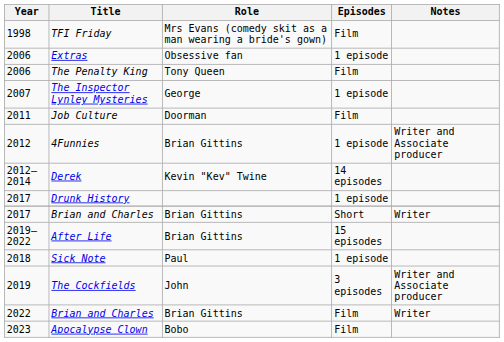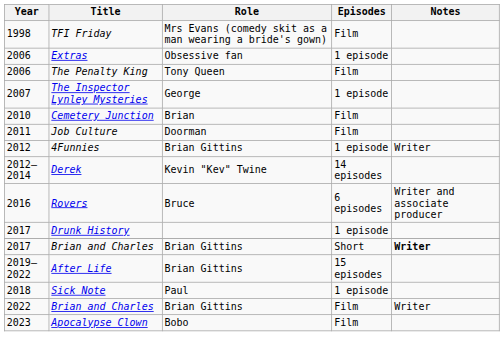+ row: (19, 116)
(424, 144) Writer and Associate producer -> (412, 149) Writer
+ row: (19, 204)
(412, 215) normal -> (412, 247) bold
- row: (19, 286)
